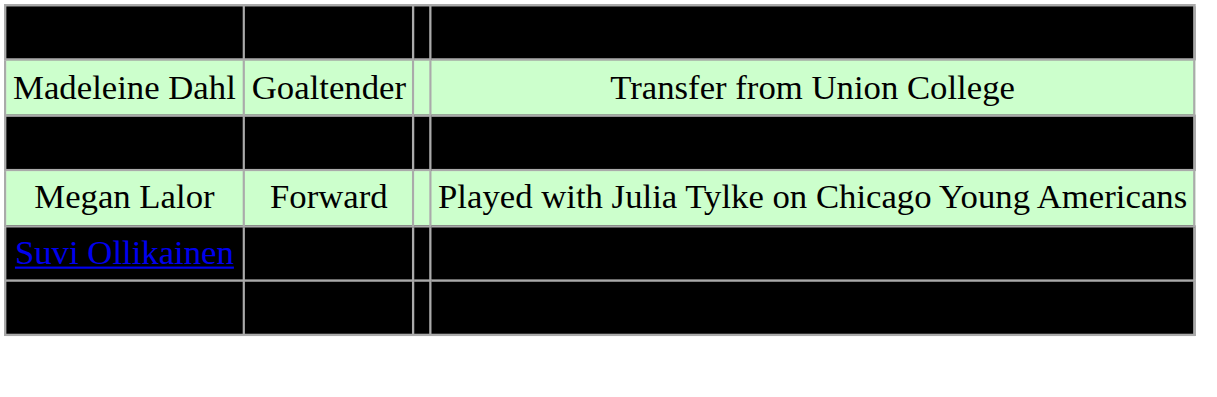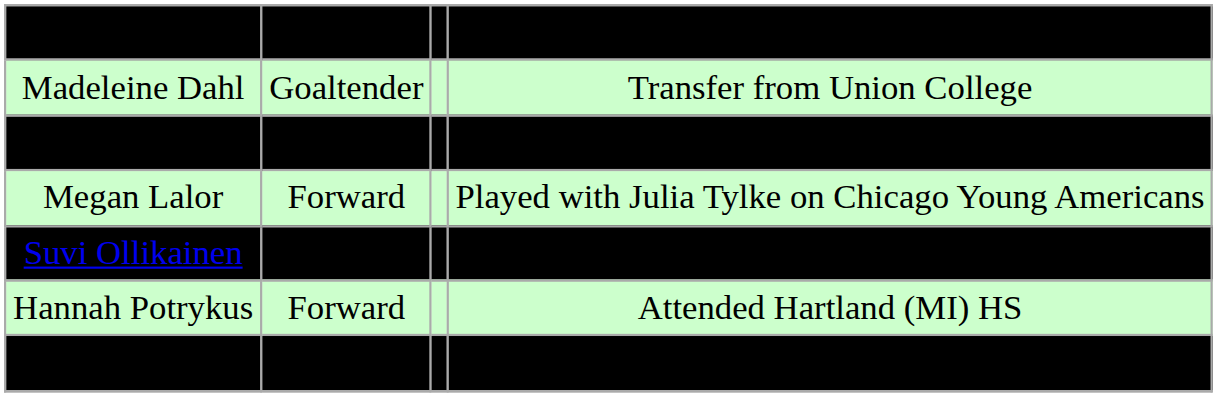+ row: (133, 307)
